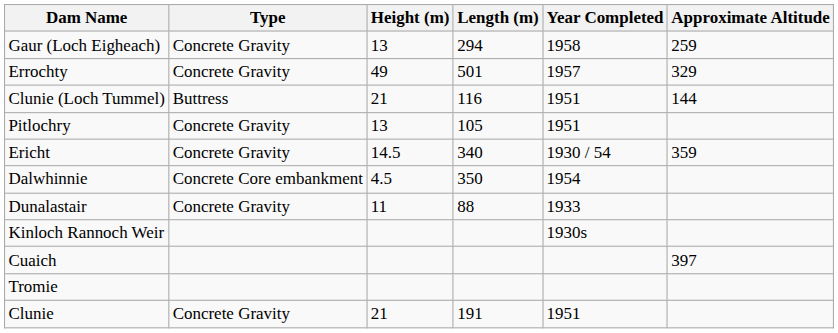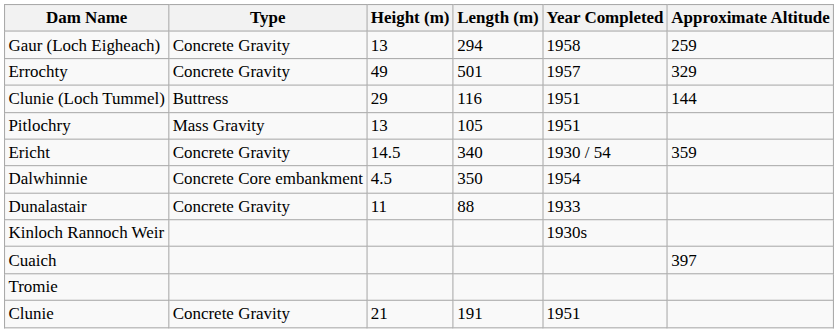(379, 98) 21 -> (379, 98) 29
(231, 125) Concrete Gravity -> (219, 125) Mass Gravity
